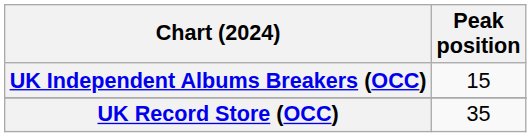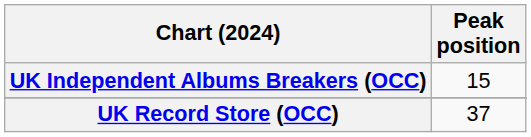(478, 114) 35 -> (478, 114) 37
